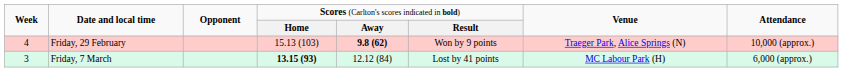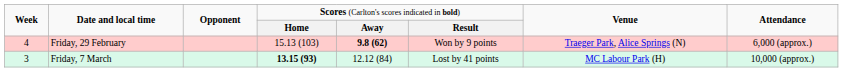(782, 44) 10,000 (approx.) -> (782, 44) 6,000 (approx.)
(782, 59) 6,000 (approx.) -> (782, 59) 10,000 (approx.)
